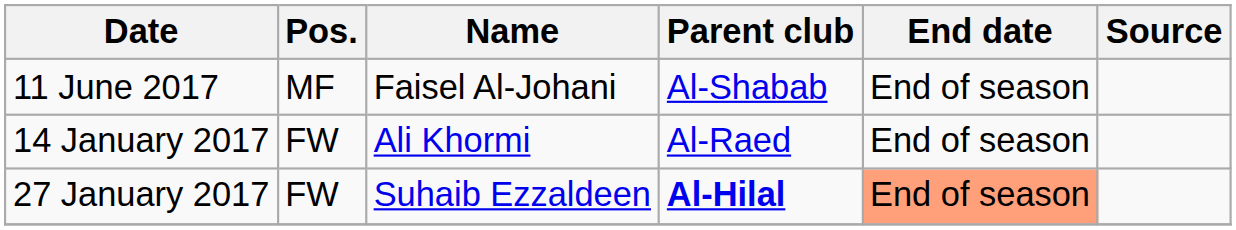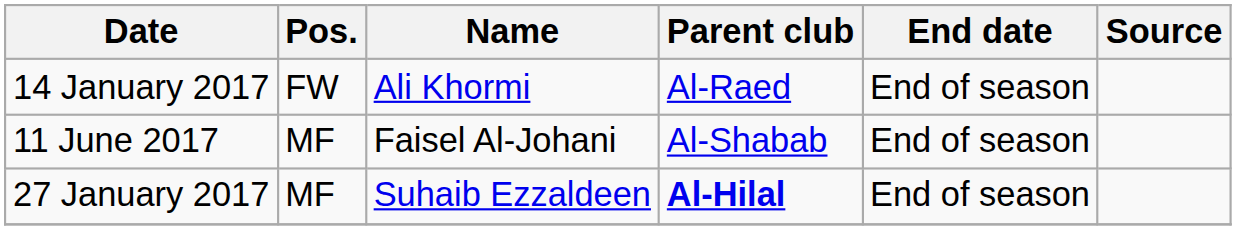rows swapped: (116, 86) <-> (141, 140)
(312, 195) FW -> (310, 195) MF
(980, 195) lightsalmon background -> (980, 195) no background
